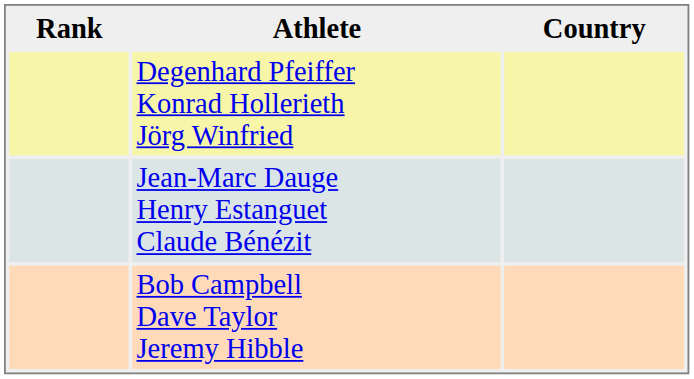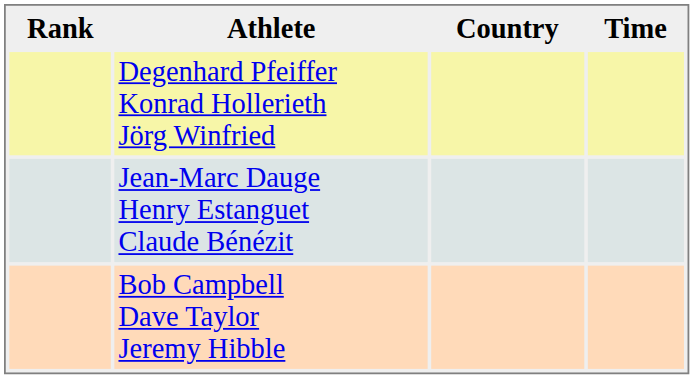+ column: (636, 28)
